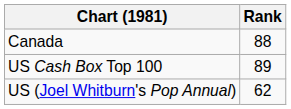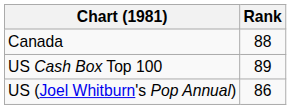(263, 91) 62 -> (263, 91) 86
